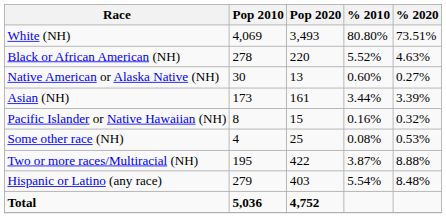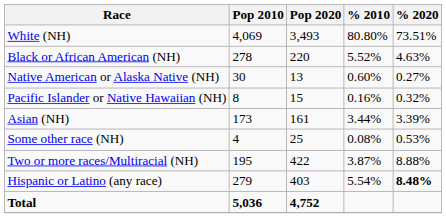rows swapped: (38, 98) <-> (117, 118)
(413, 181) normal -> (414, 181) bold
